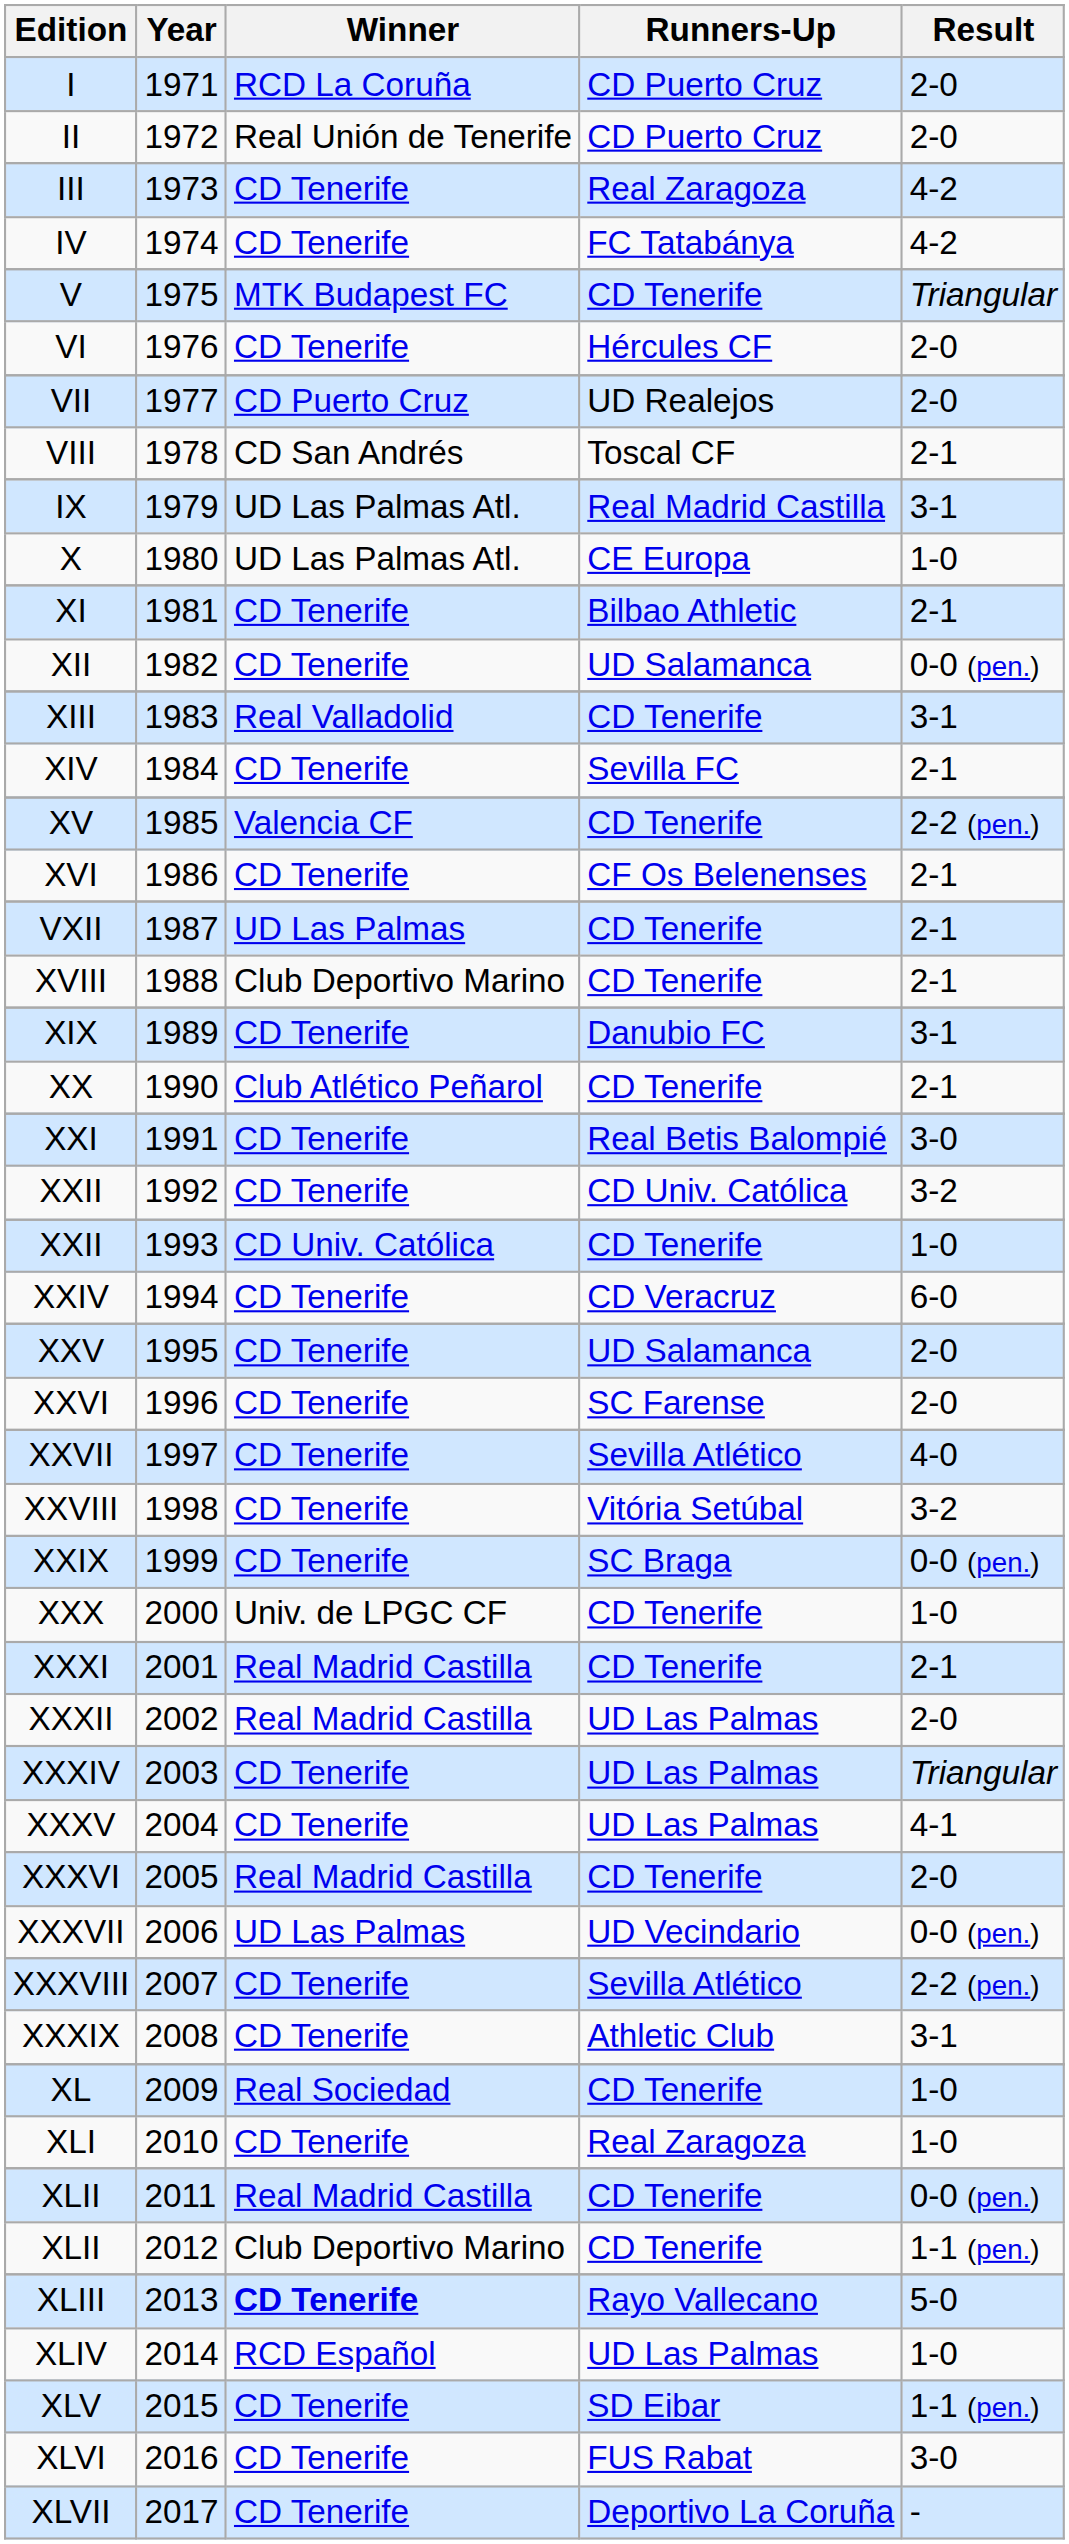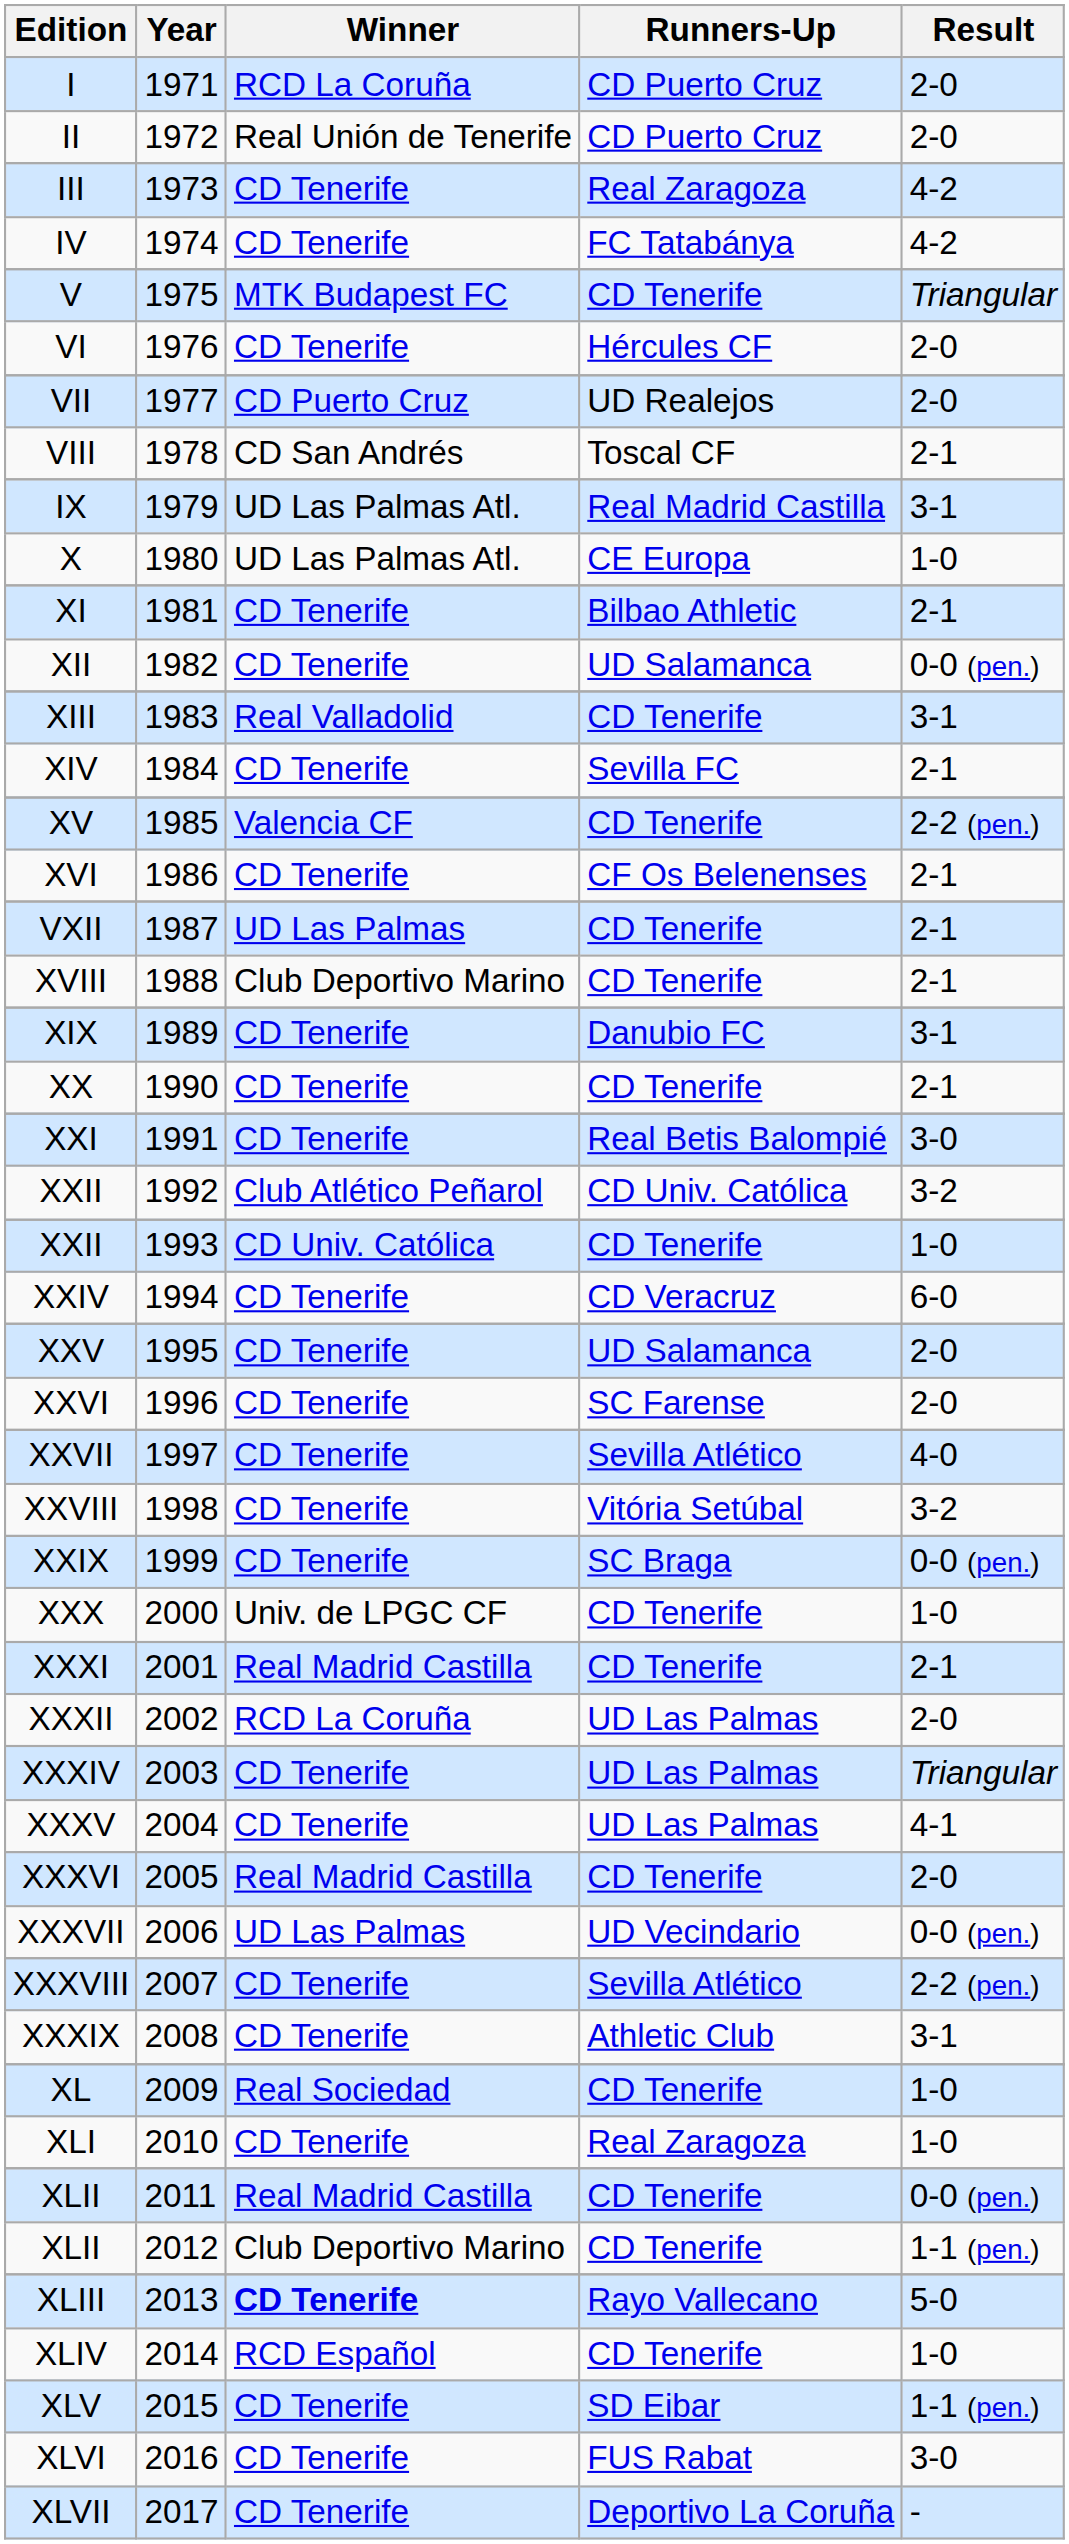(388, 1086) Club Atlético Peñarol -> (322, 1086) CD Tenerife
(322, 1192) CD Tenerife -> (388, 1192) Club Atlético Peñarol
(383, 1719) Real Madrid Castilla -> (352, 1719) RCD La Coruña
(703, 2353) UD Las Palmas -> (675, 2353) CD Tenerife
